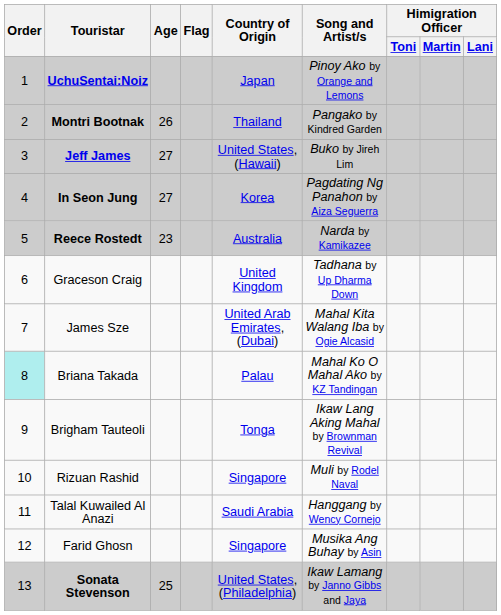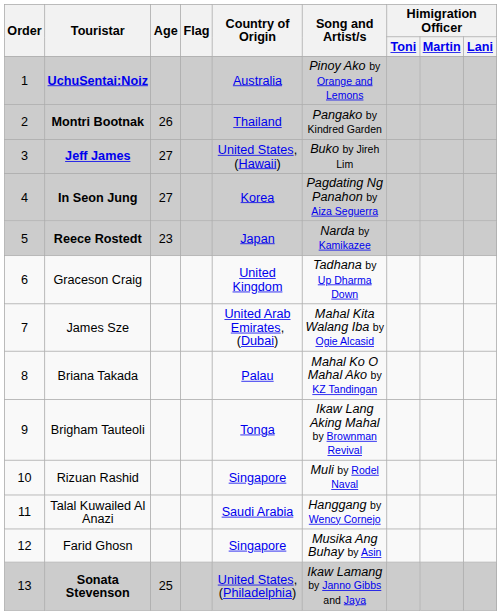(257, 81) Japan -> (257, 81) Australia
(257, 238) Australia -> (257, 238) Japan
(25, 375) paleturquoise background -> (25, 375) no background
